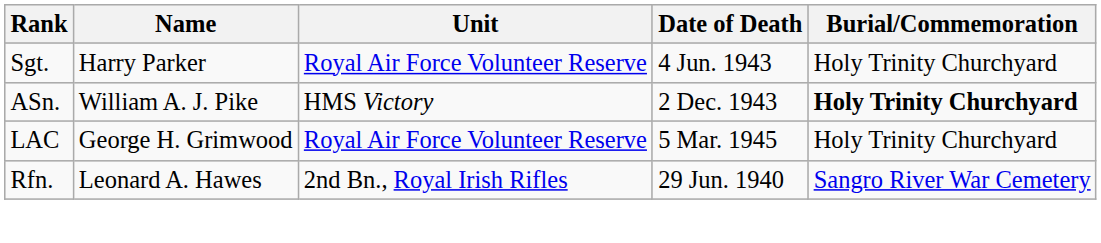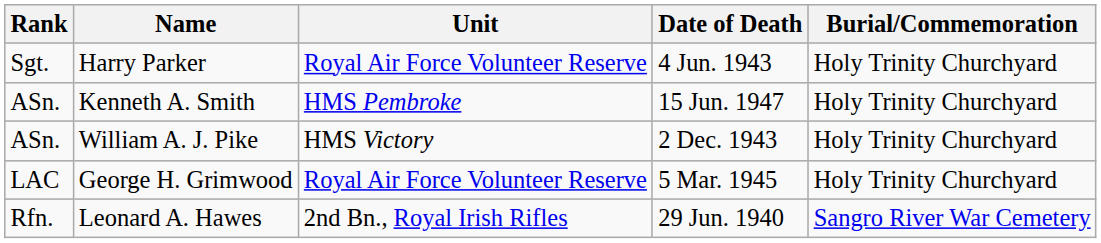+ row: (167, 101)
(946, 101) bold -> (935, 140) normal
